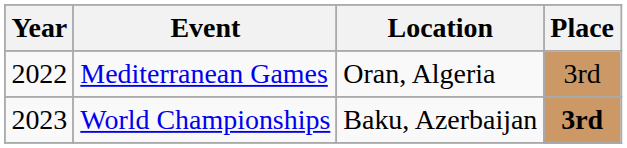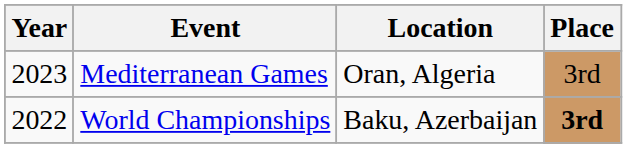(39, 73) 2022 -> (39, 73) 2023
(39, 119) 2023 -> (39, 119) 2022
